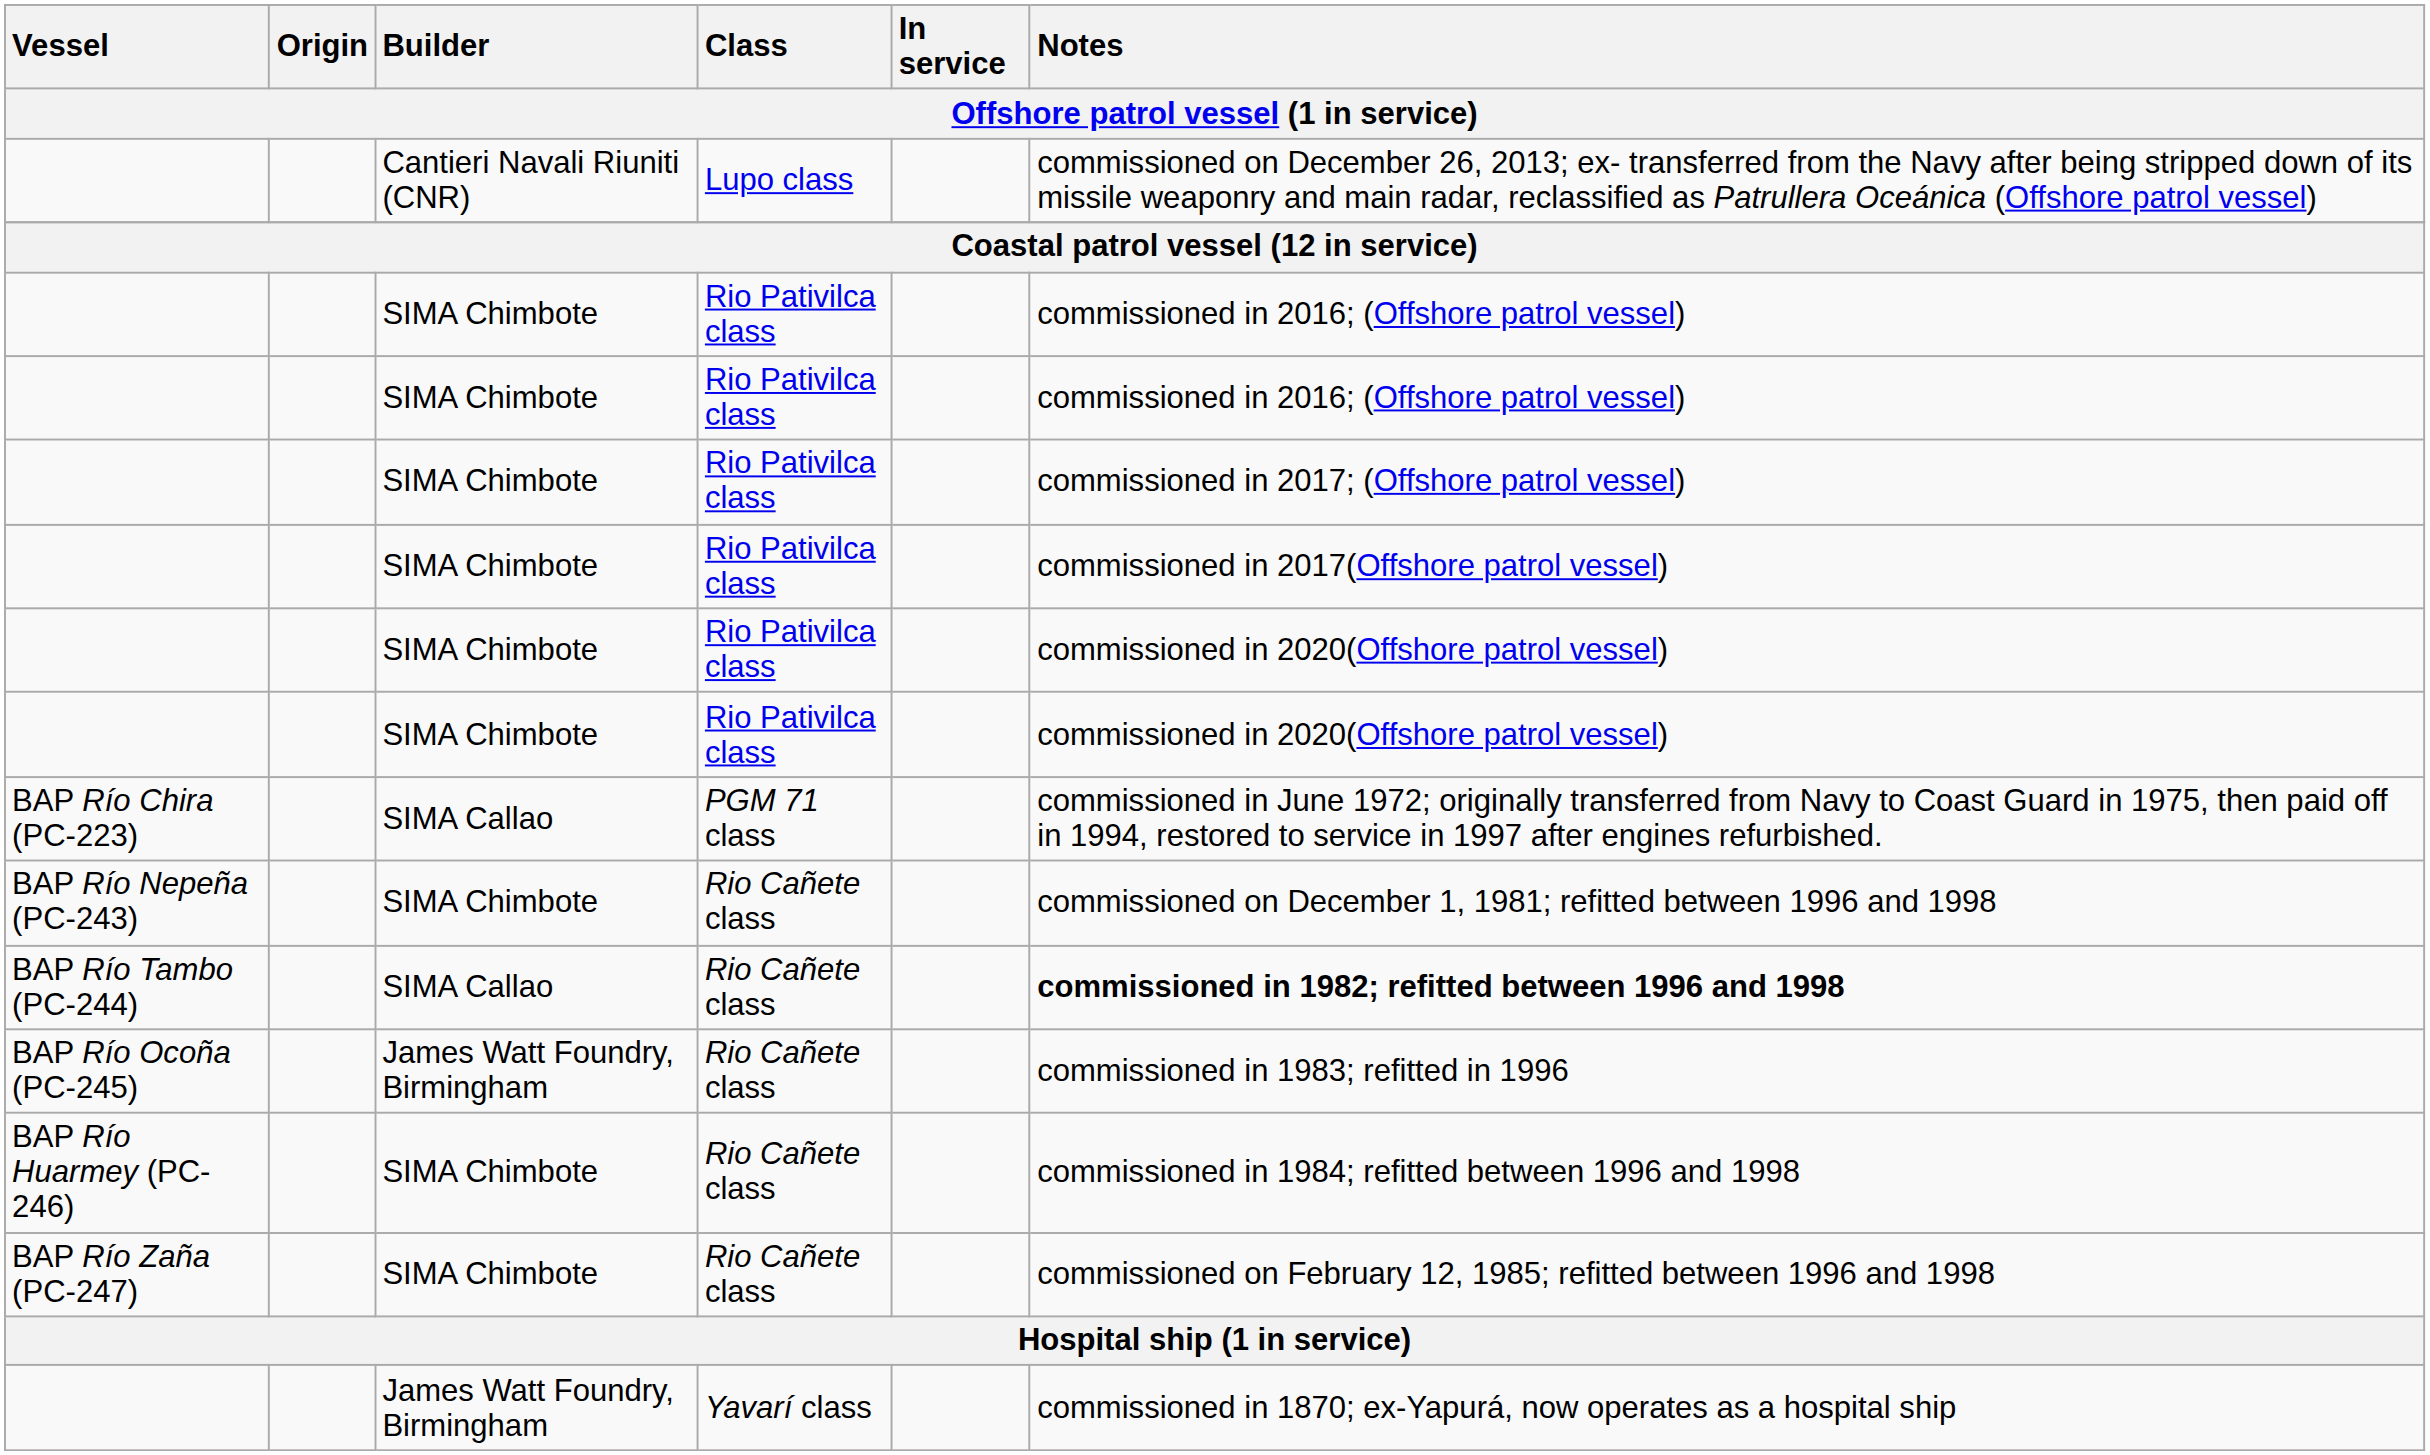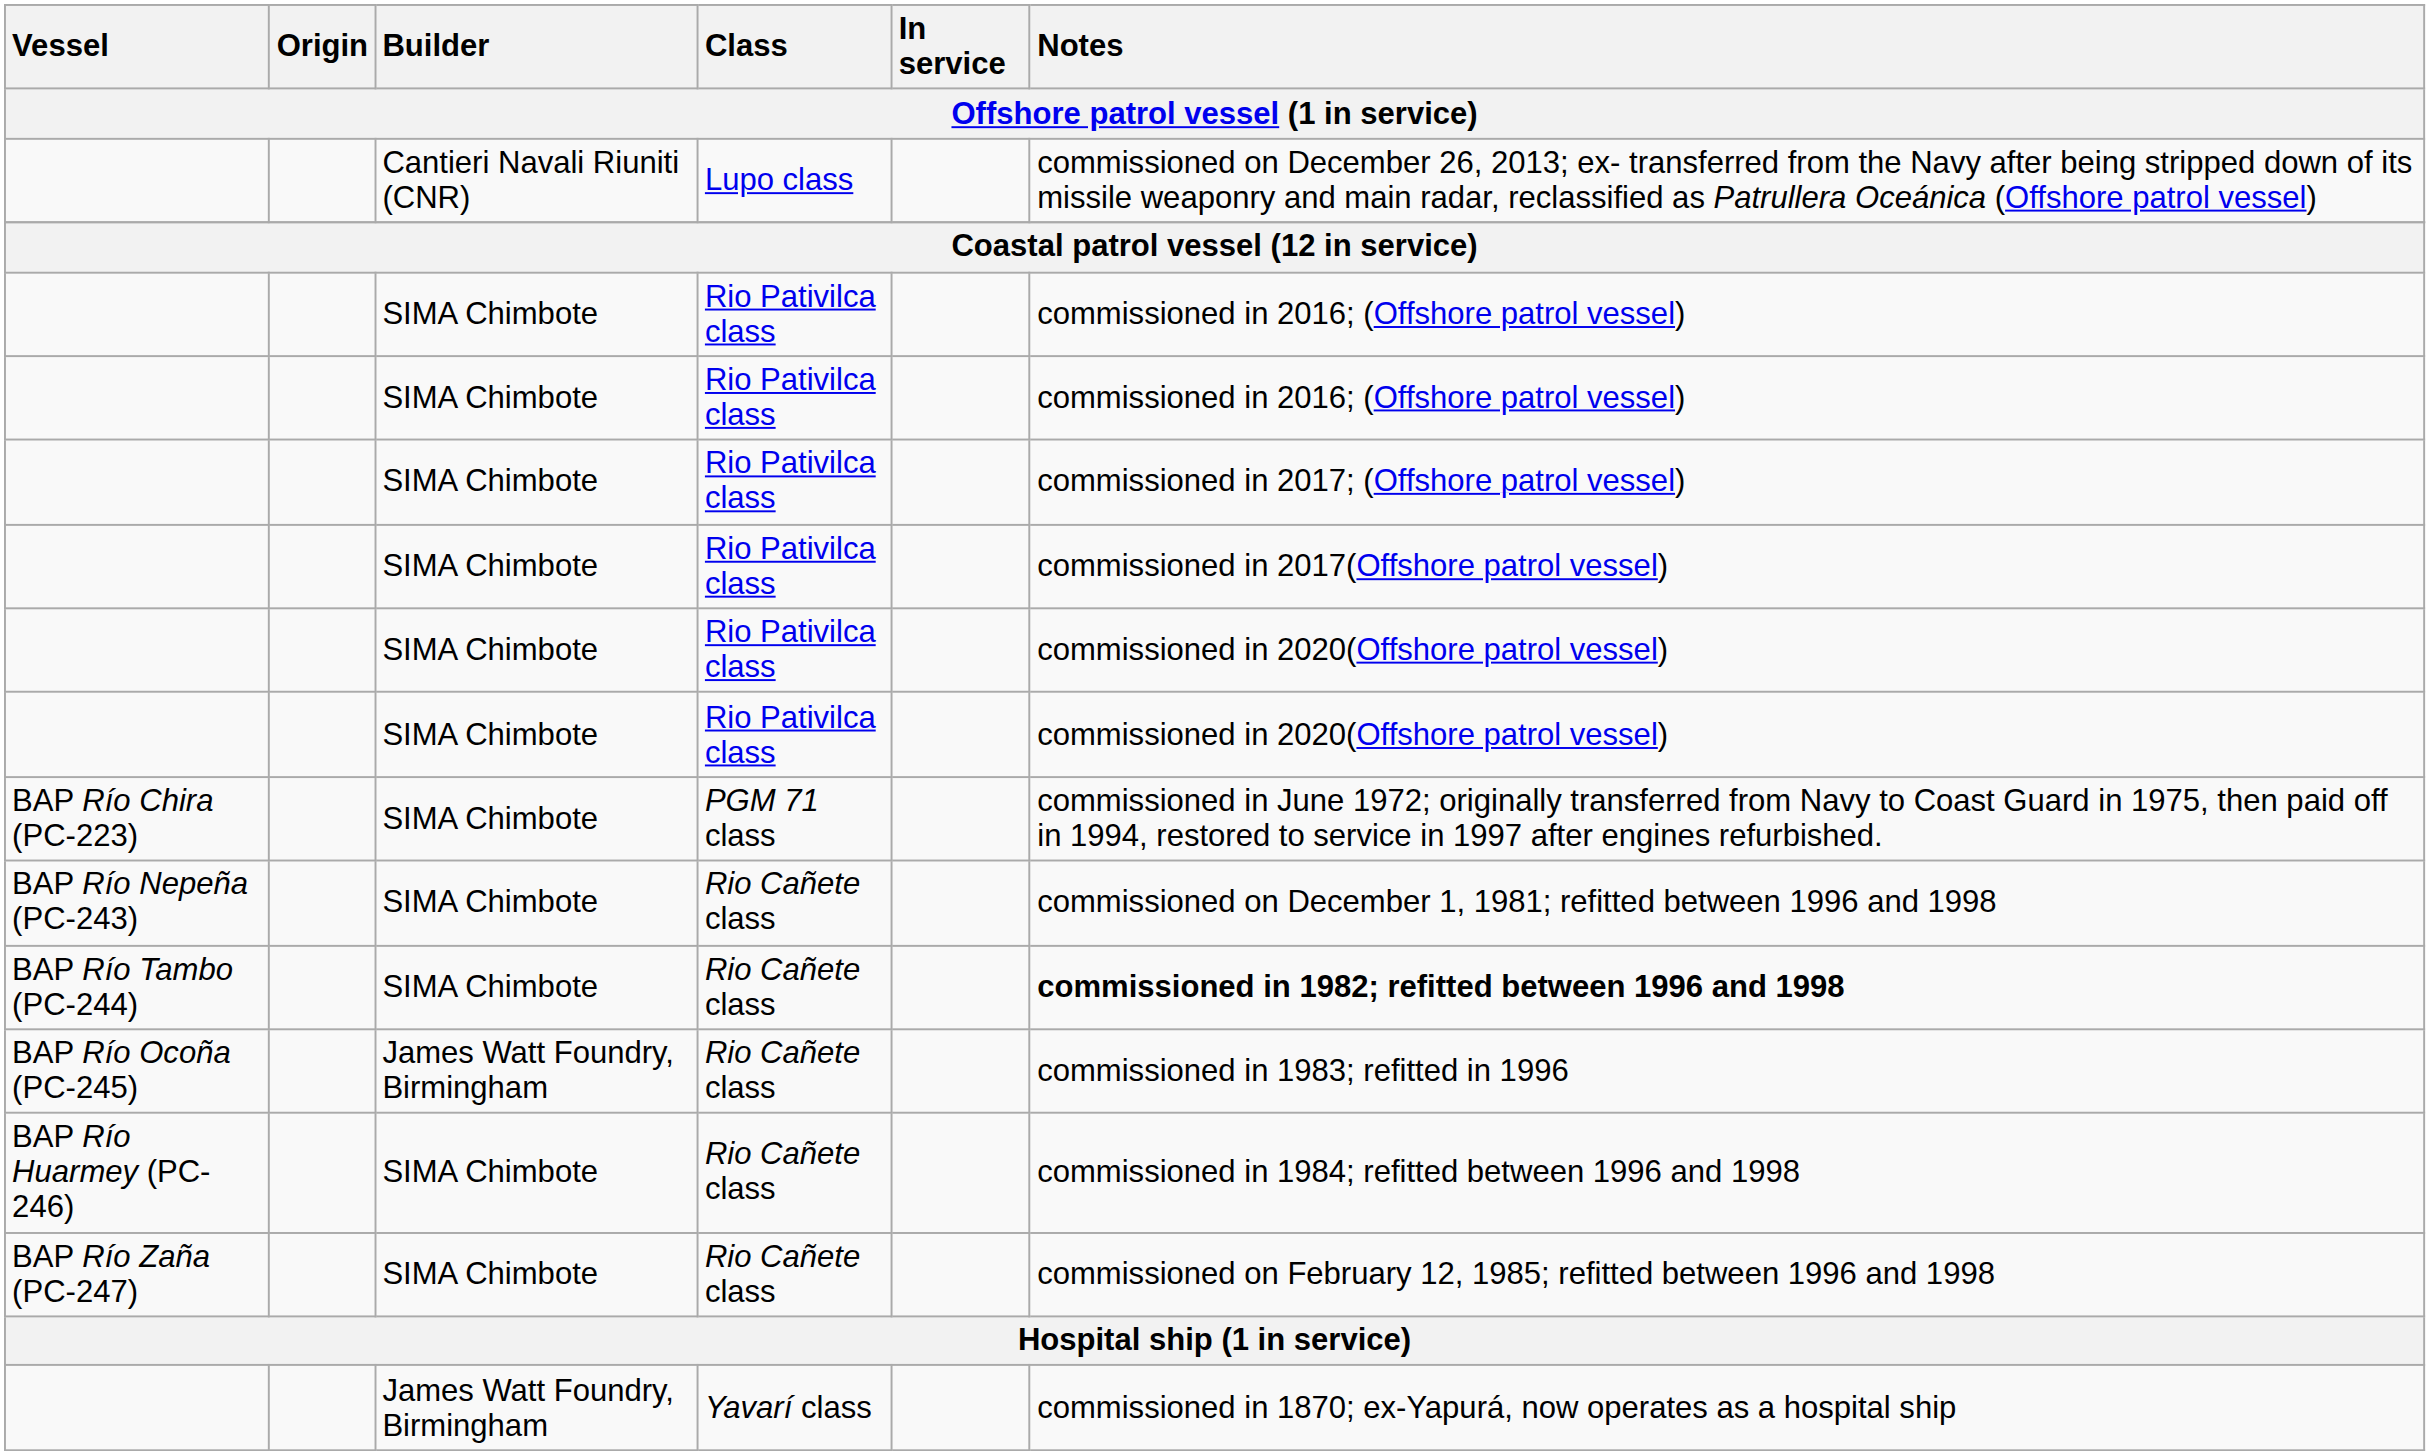(468, 818) SIMA Callao -> (490, 818) SIMA Chimbote
(468, 986) SIMA Callao -> (490, 986) SIMA Chimbote
